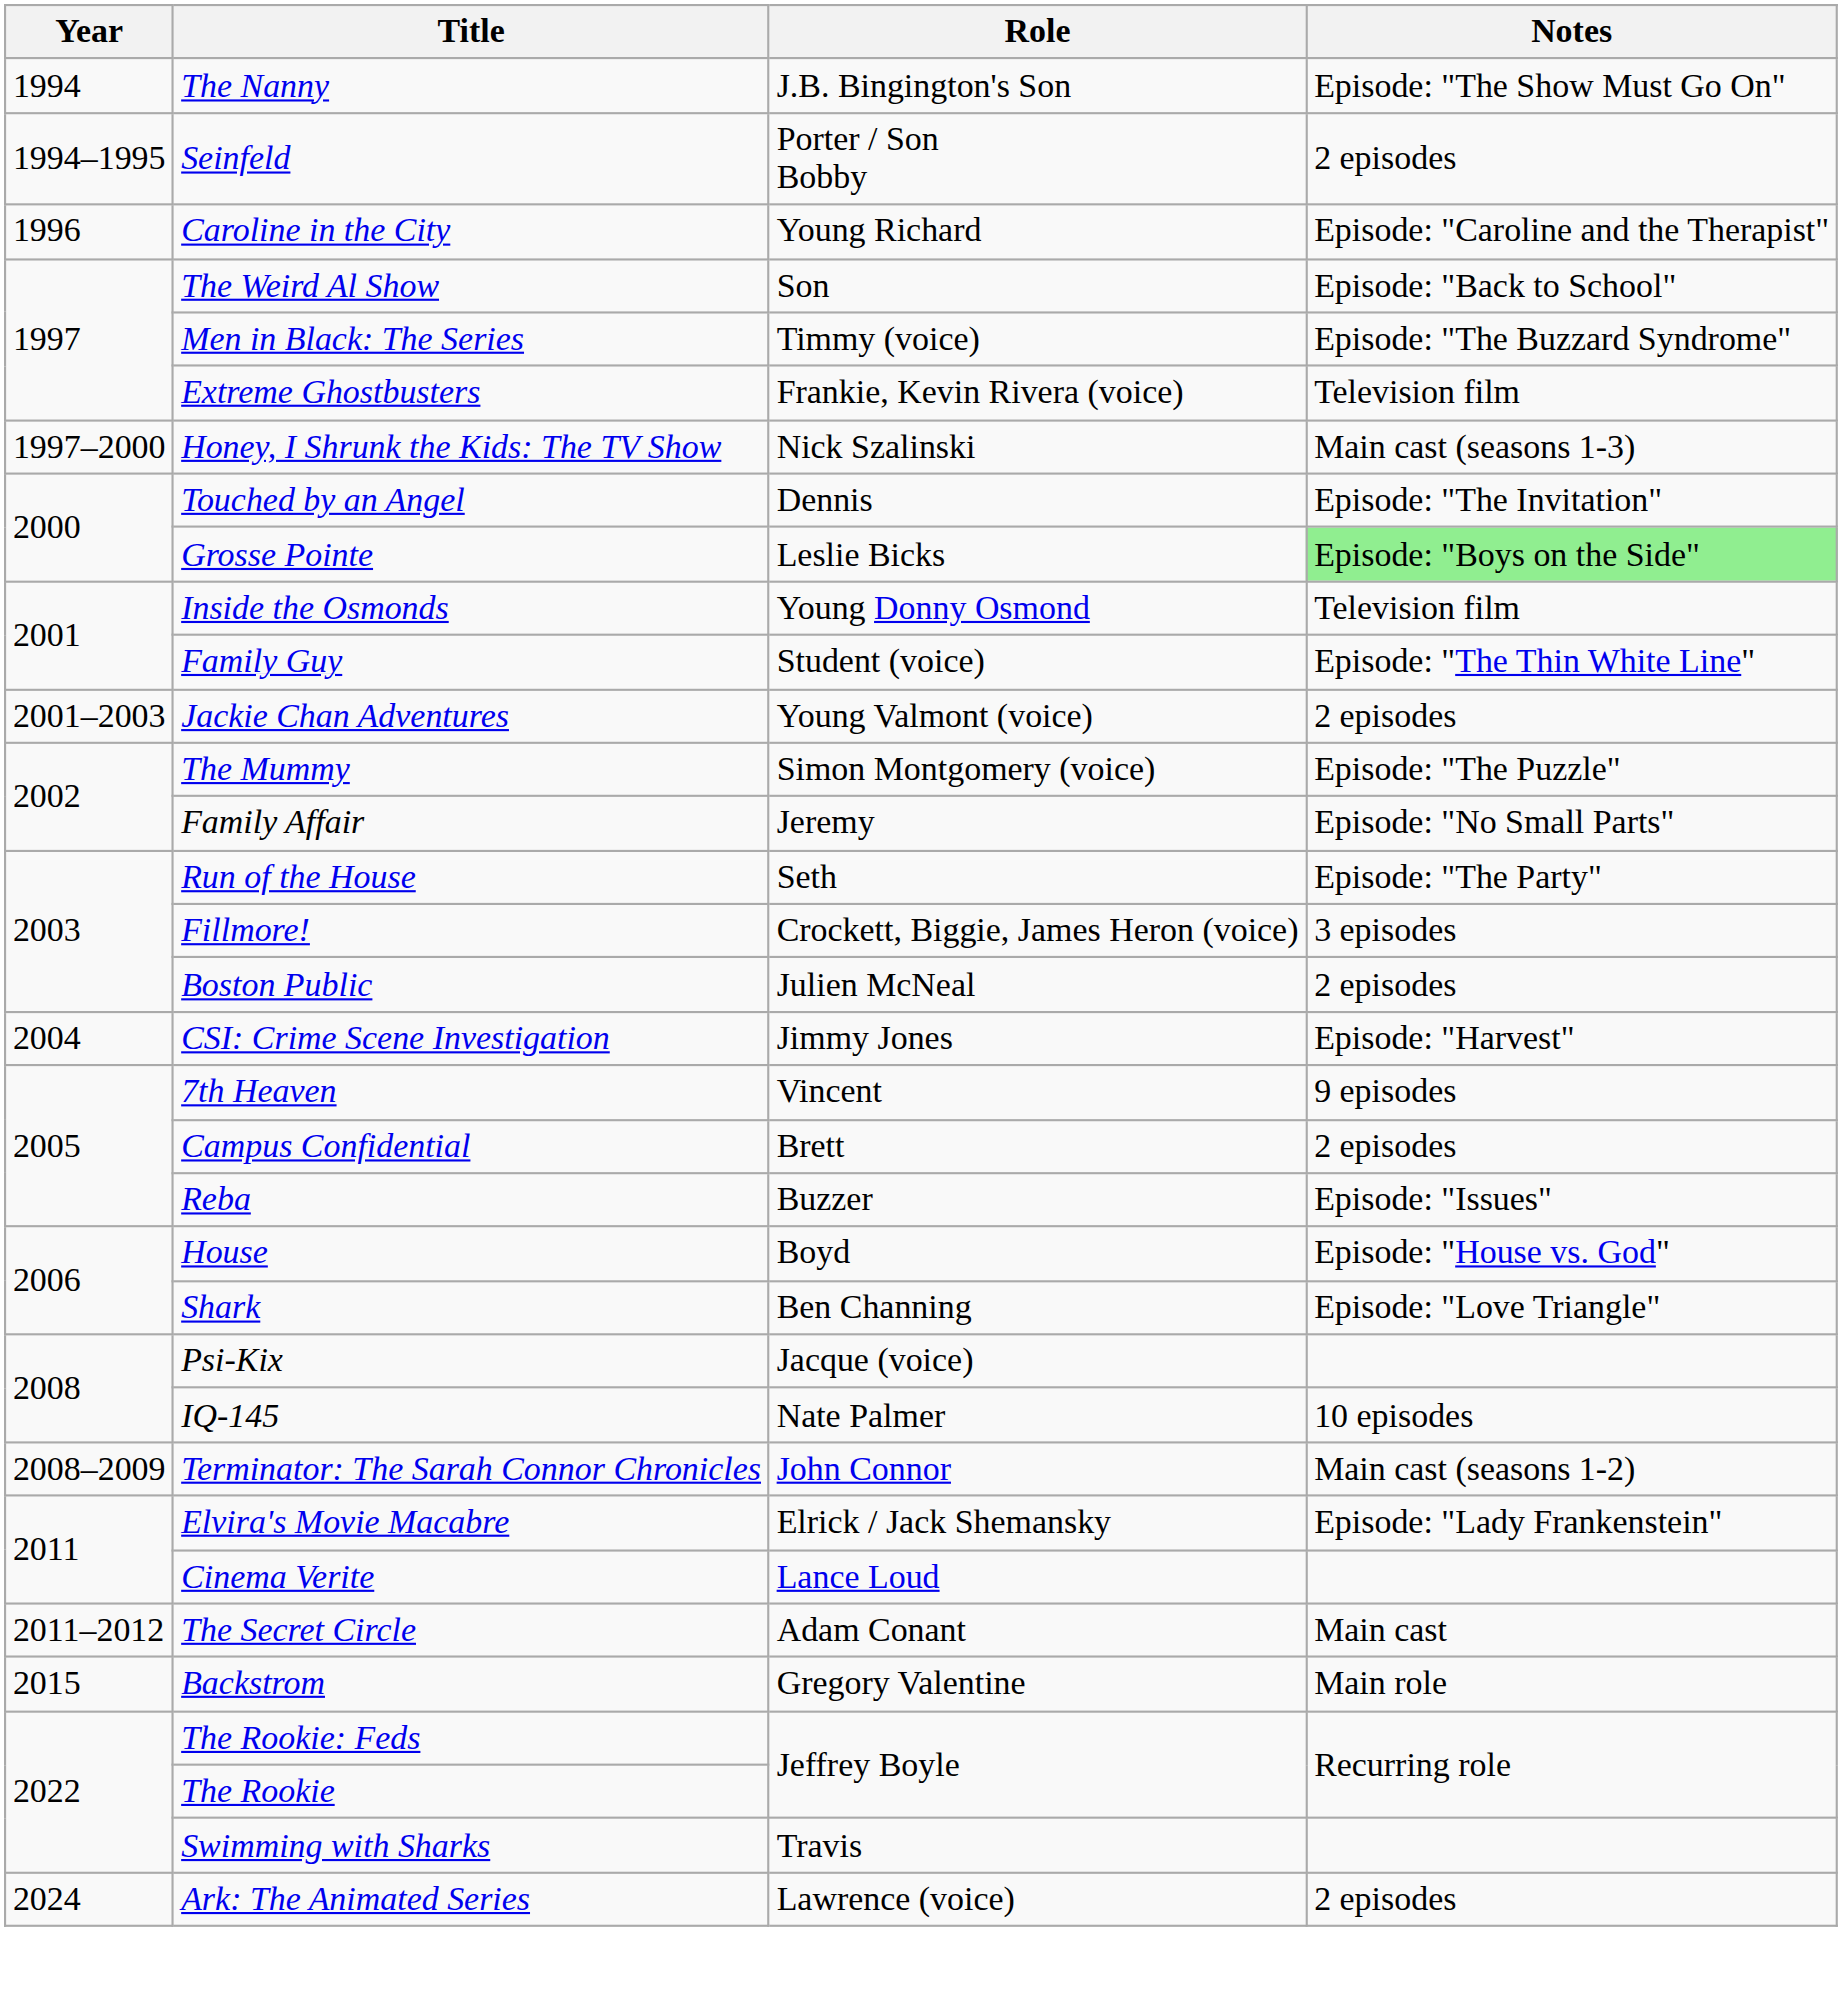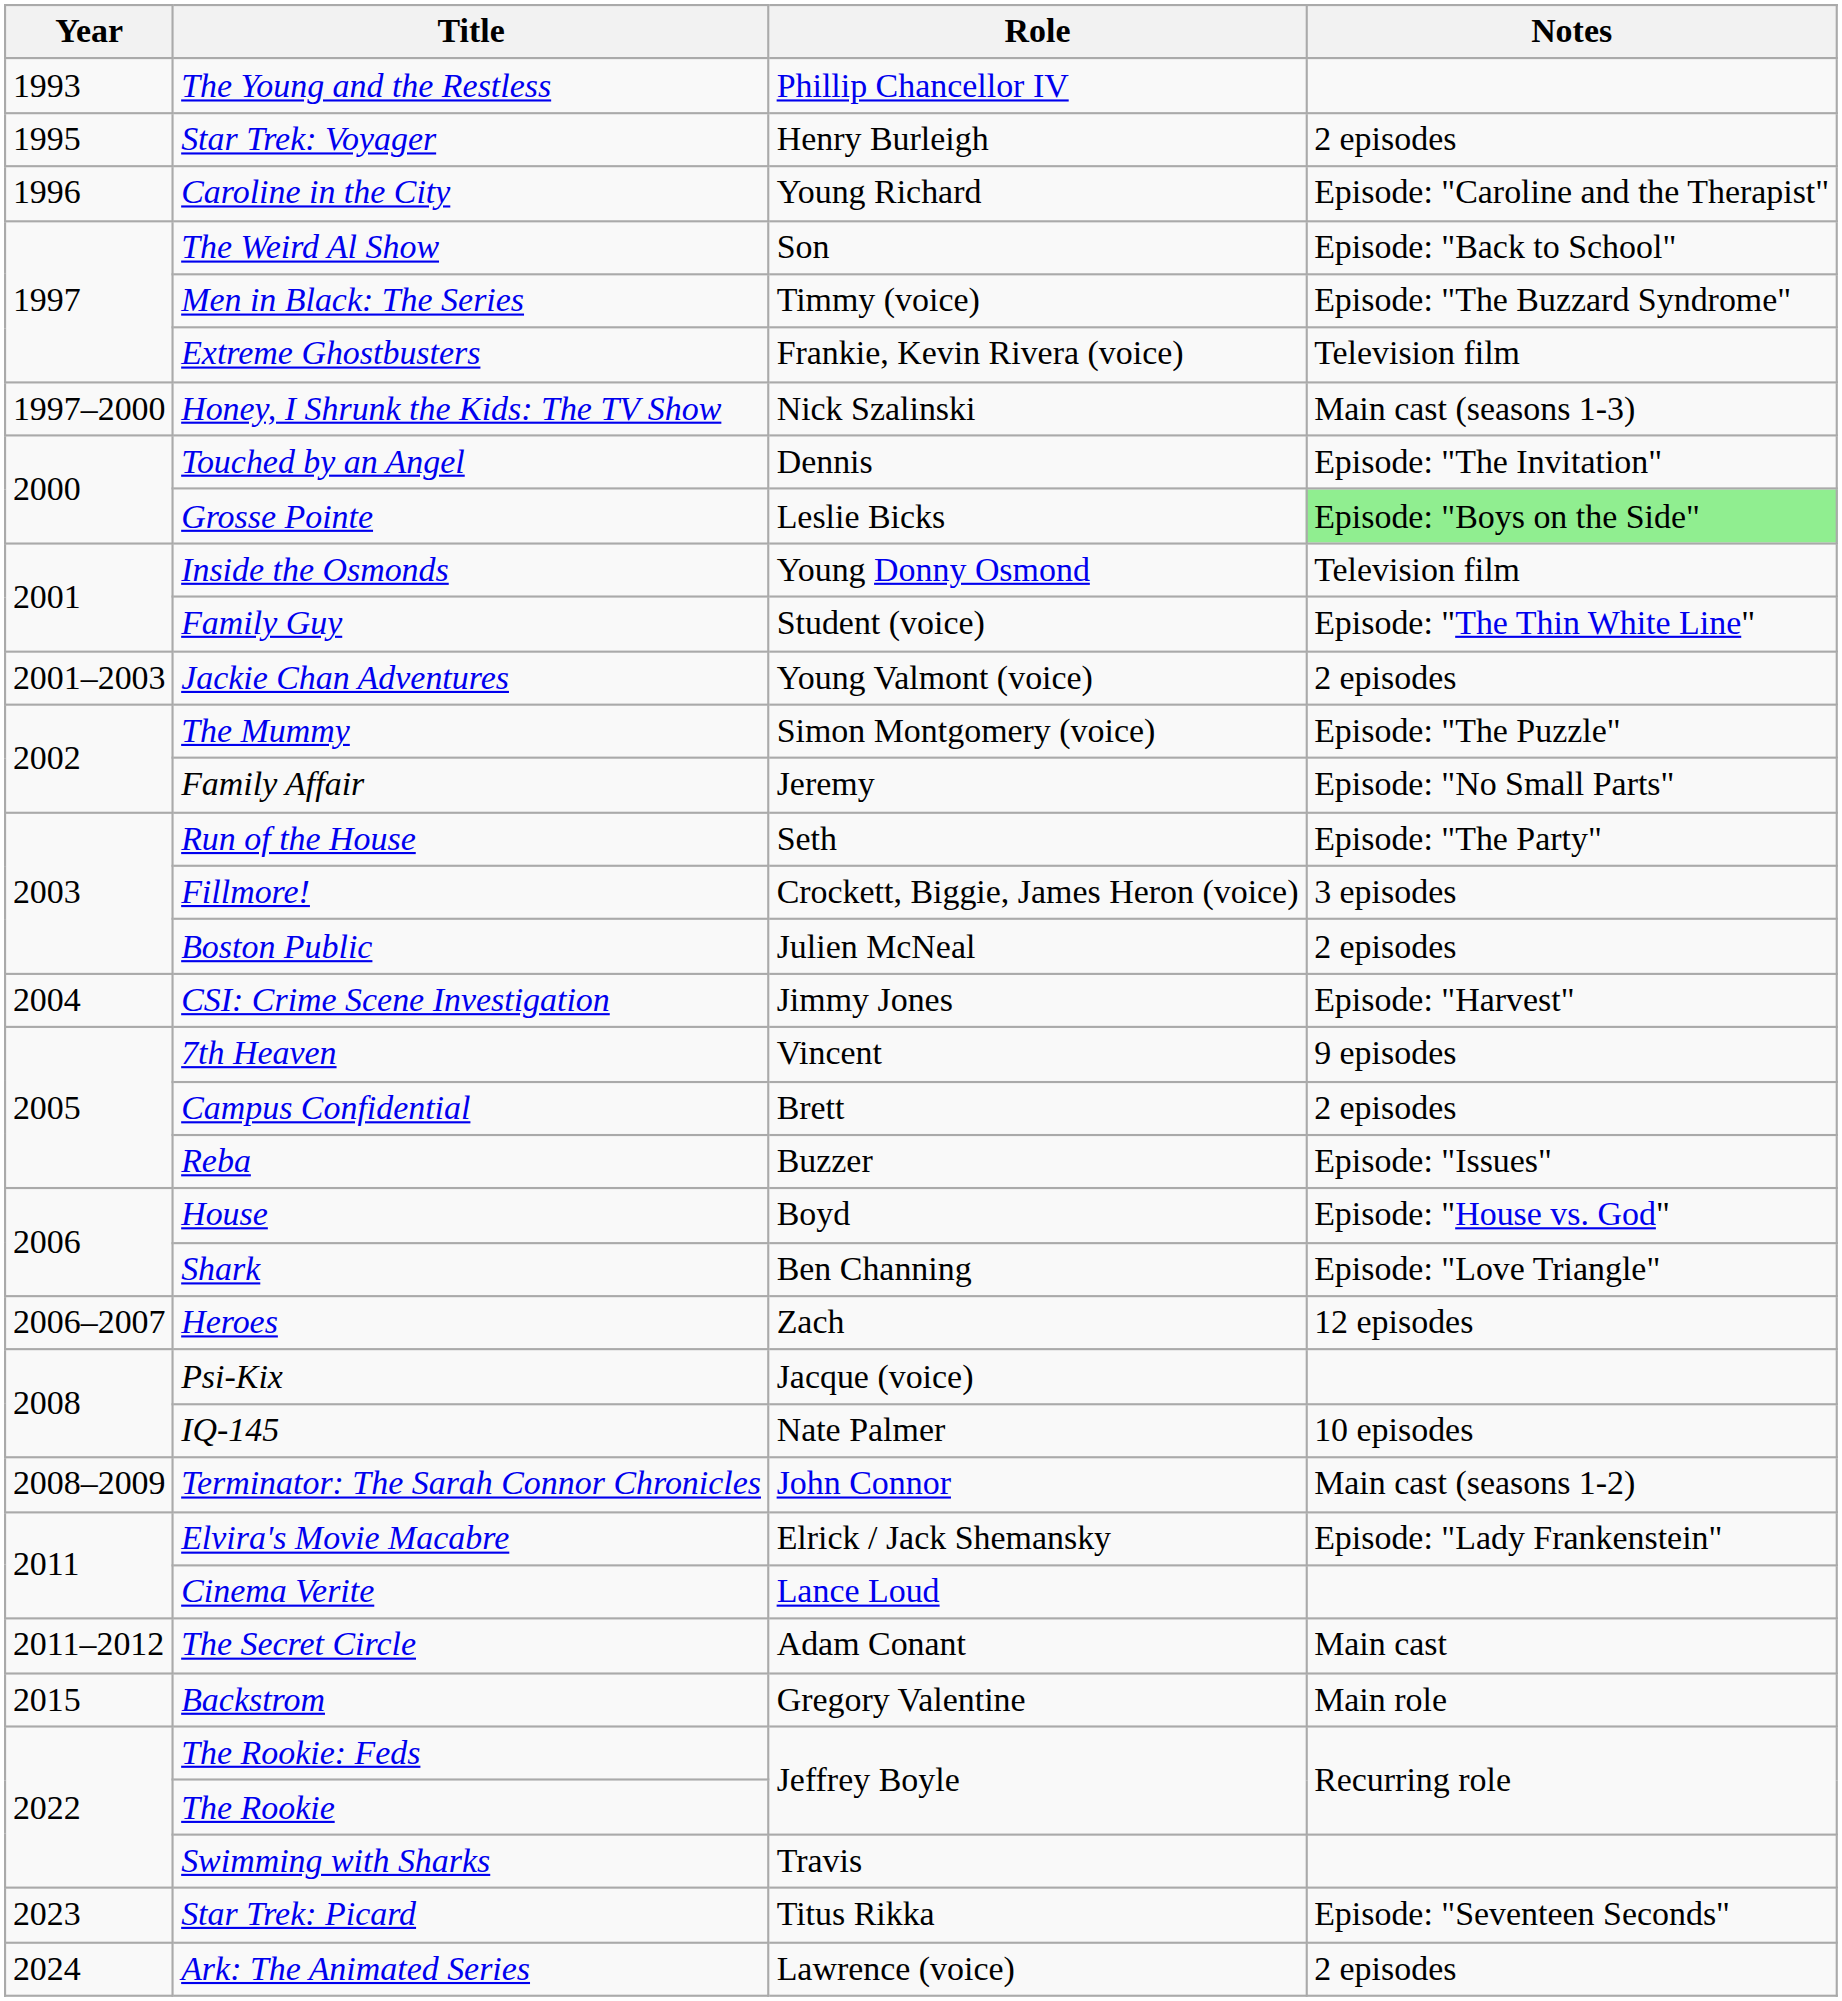+ row: (366, 85)
- row: (255, 85)
- row: (236, 158)
+ row: (309, 138)
+ row: (230, 1322)
+ row: (299, 1914)
